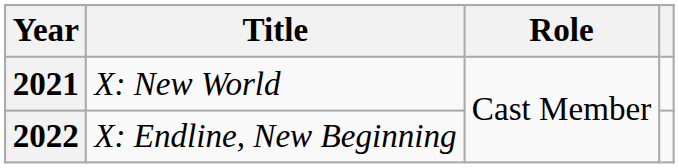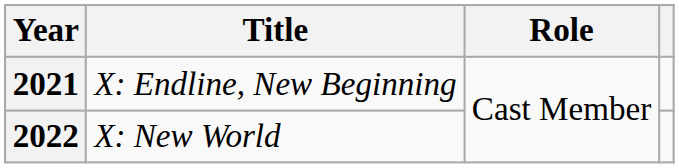(187, 83) X: New World -> (275, 83) X: Endline, New Beginning
(275, 135) X: Endline, New Beginning -> (187, 135) X: New World
